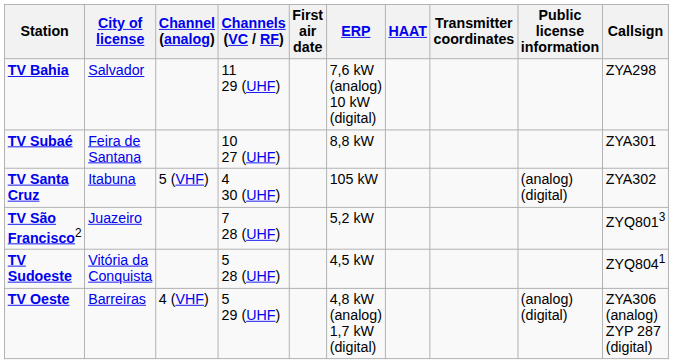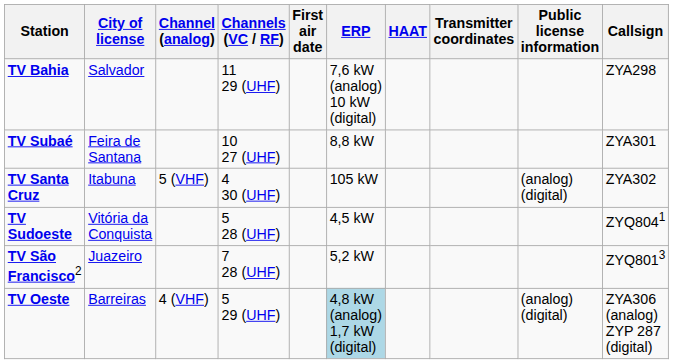rows swapped: (40, 268) <-> (45, 228)
(356, 323) no background -> (356, 323) lightblue background
